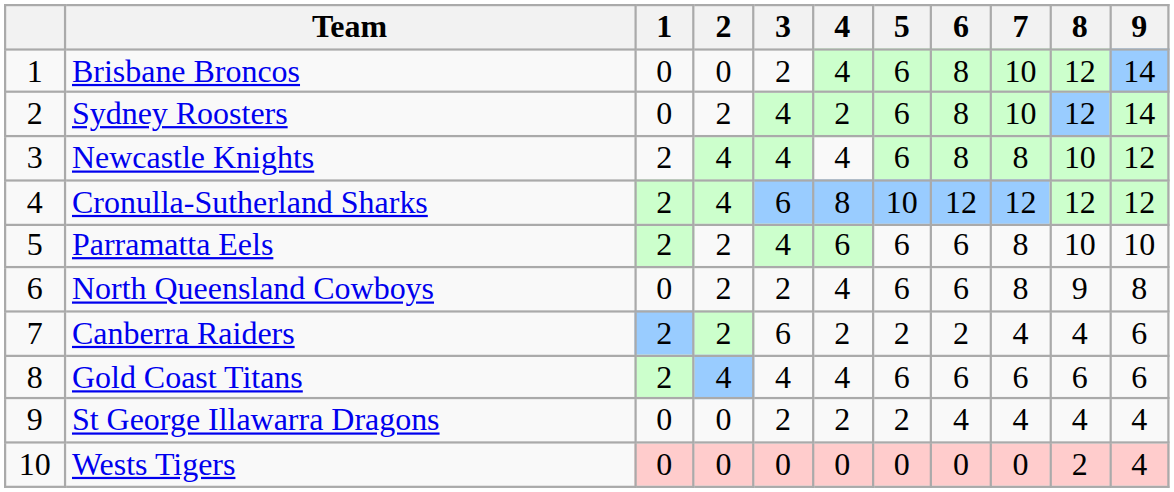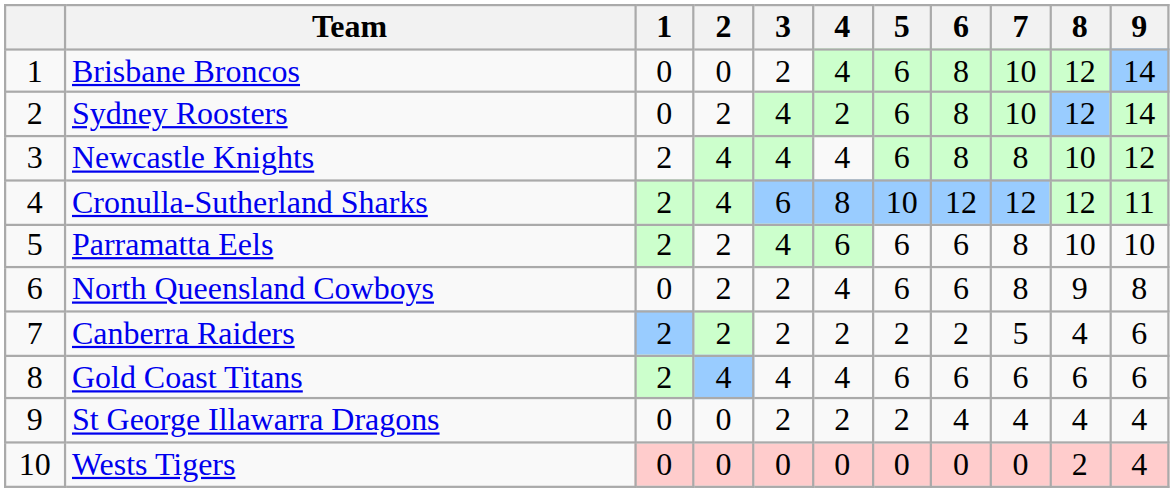(1139, 201) 12 -> (1139, 201) 11
(783, 332) 6 -> (783, 332) 2
(1020, 332) 4 -> (1020, 332) 5
